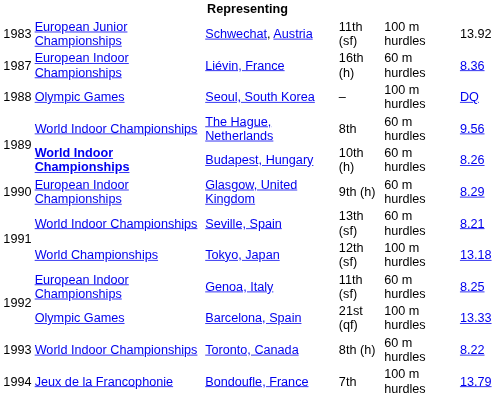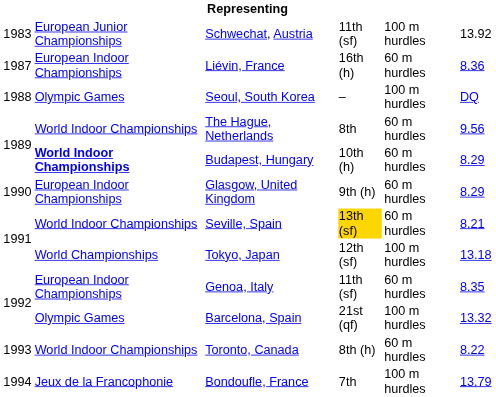(472, 160) 8.26 -> (472, 160) 8.29
(351, 223) no background -> (351, 223) gold background
(472, 286) 8.25 -> (472, 286) 8.35
(476, 318) 13.33 -> (476, 318) 13.32
